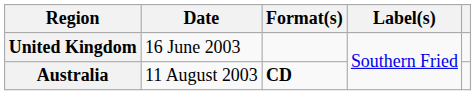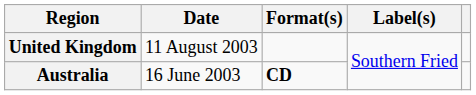(193, 47) 16 June 2003 -> (201, 47) 11 August 2003
(201, 75) 11 August 2003 -> (193, 75) 16 June 2003
